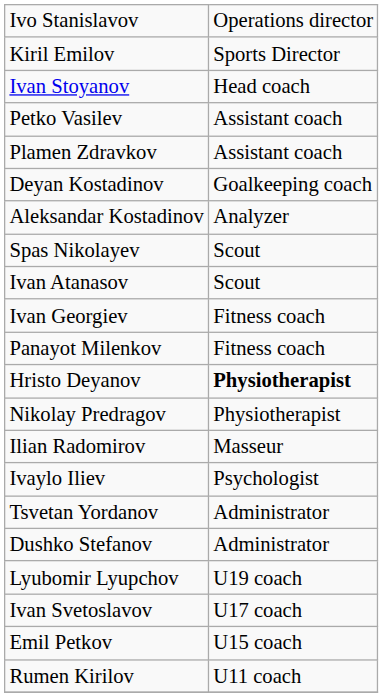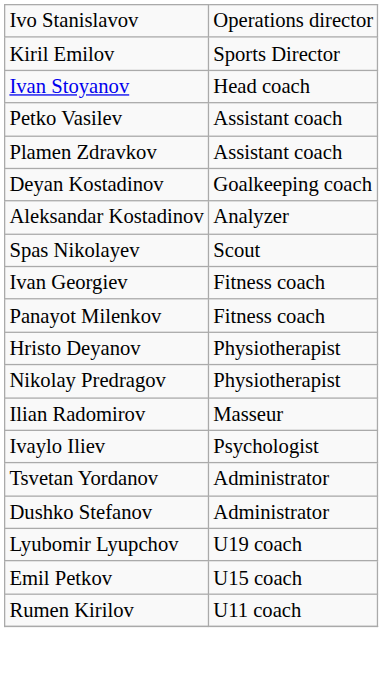- row: (69, 282)
(282, 380) bold -> (277, 348) normal
- row: (81, 610)
